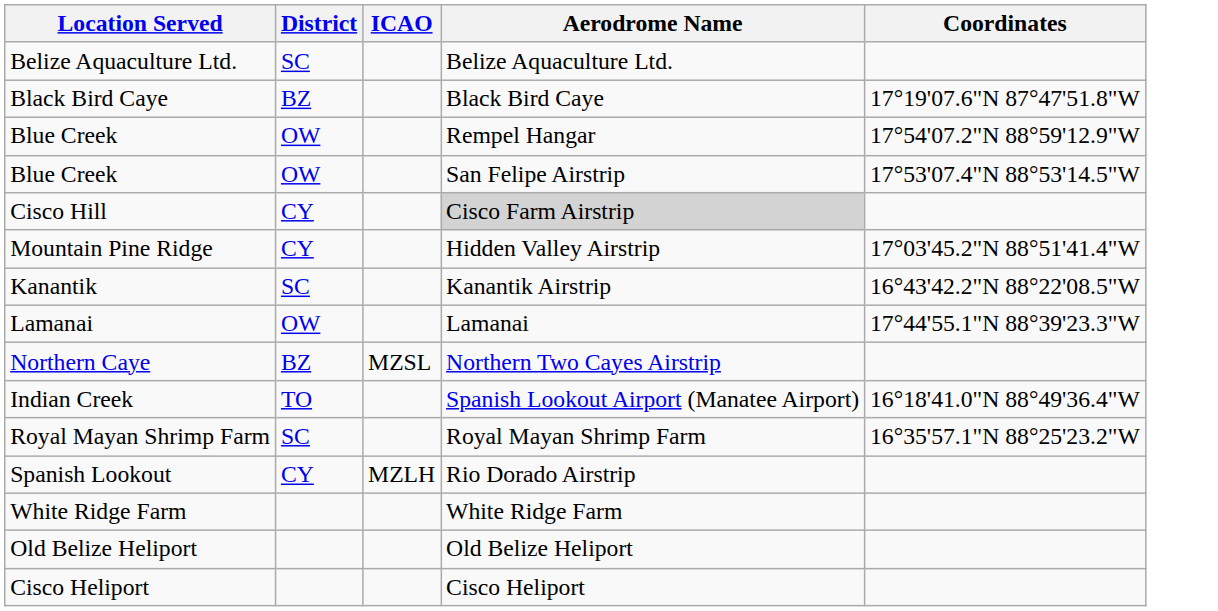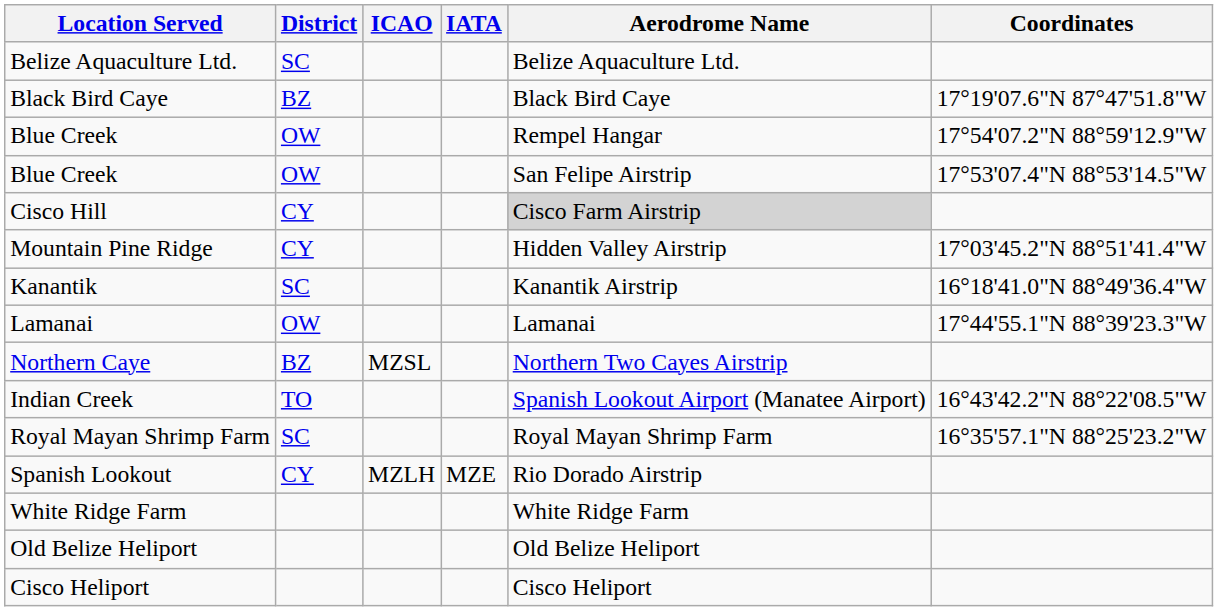+ column: (474, 23)
(1005, 286) 16°43'42.2"N 88°22'08.5"W -> (1072, 286) 16°18'41.0"N 88°49'36.4"W
(1005, 398) 16°18'41.0"N 88°49'36.4"W -> (1072, 398) 16°43'42.2"N 88°22'08.5"W
